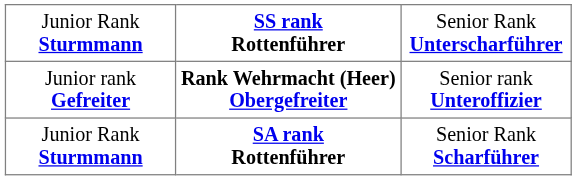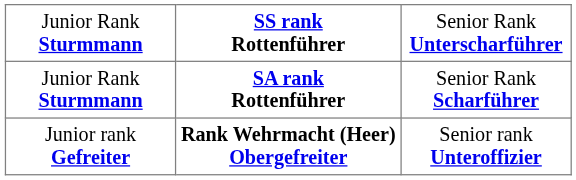rows swapped: (91, 146) <-> (91, 89)
